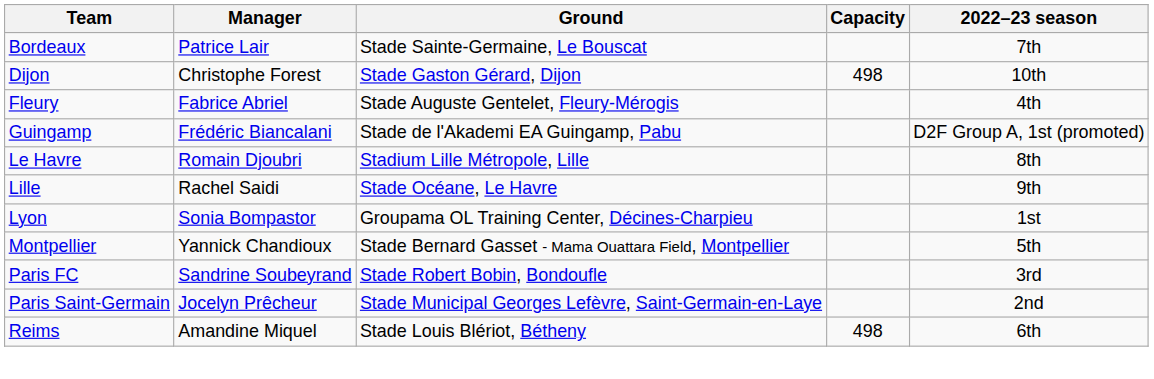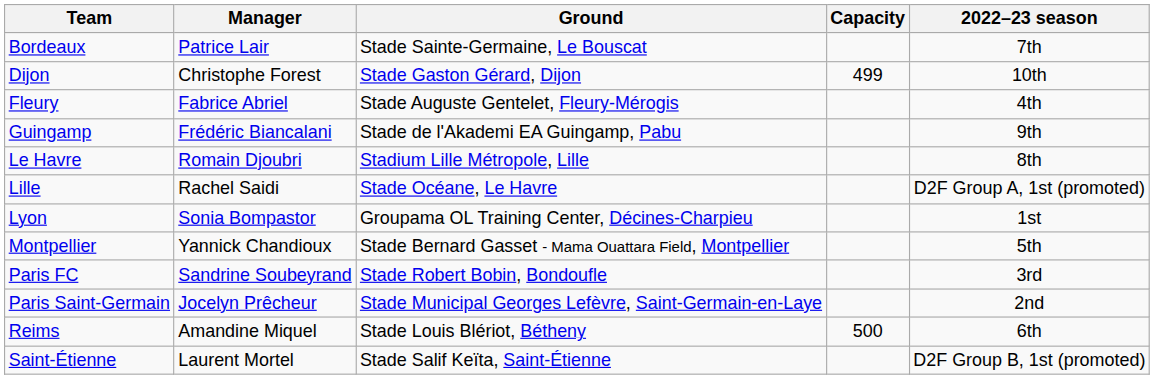(868, 75) 498 -> (868, 75) 499
(1029, 132) D2F Group A, 1st (promoted) -> (1029, 132) 9th
(1029, 189) 9th -> (1029, 189) D2F Group A, 1st (promoted)
(868, 331) 498 -> (868, 331) 500
+ row: (62, 359)
